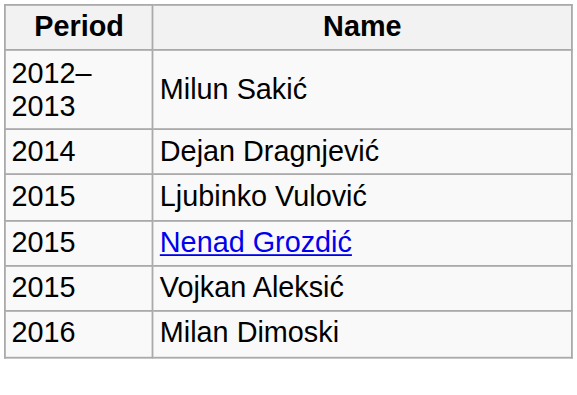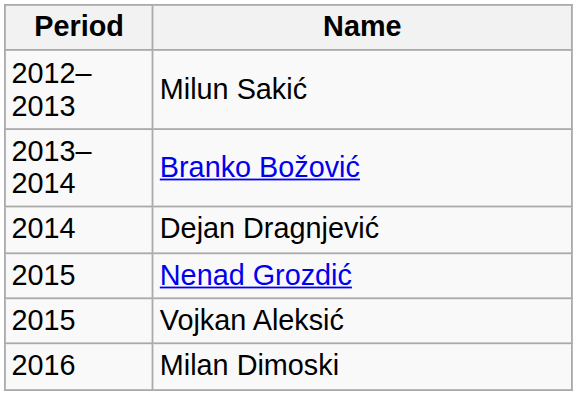+ row: (260, 167)
- row: (263, 196)
